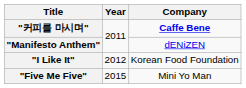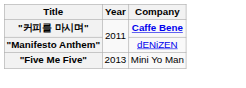- row: (53, 60)
(115, 75) 2015 -> (115, 60) 2013
